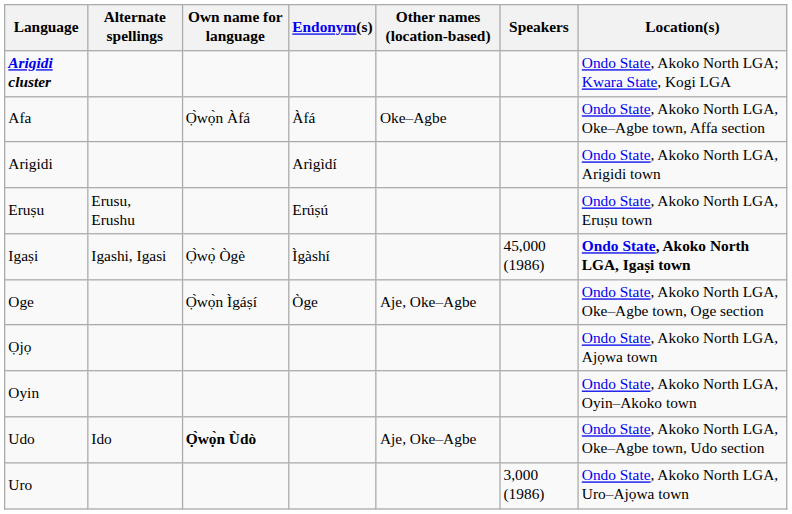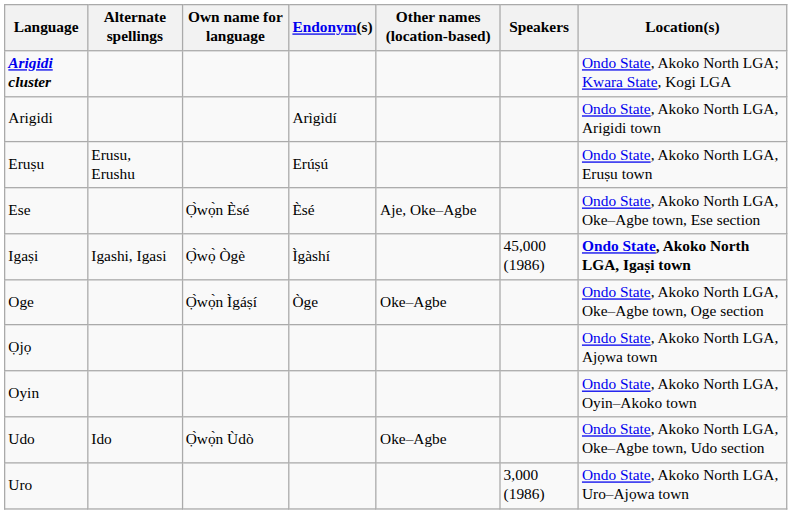- row: (20, 118)
+ row: (19, 210)
(428, 302) Aje, Oke–Agbe -> (413, 302) Oke–Agbe
(221, 439) bold -> (220, 439) normal
(428, 439) Aje, Oke–Agbe -> (413, 439) Oke–Agbe
